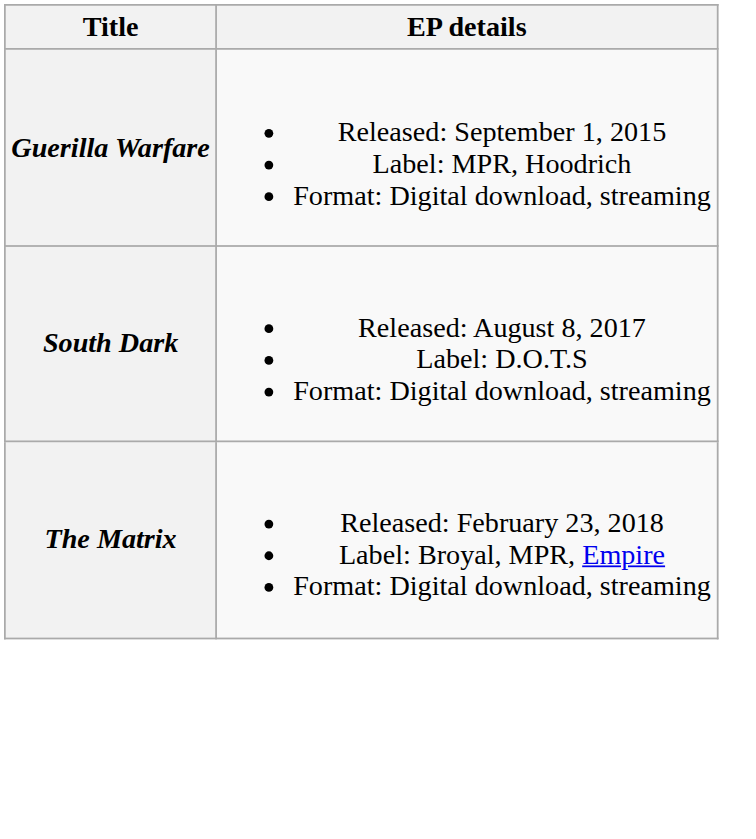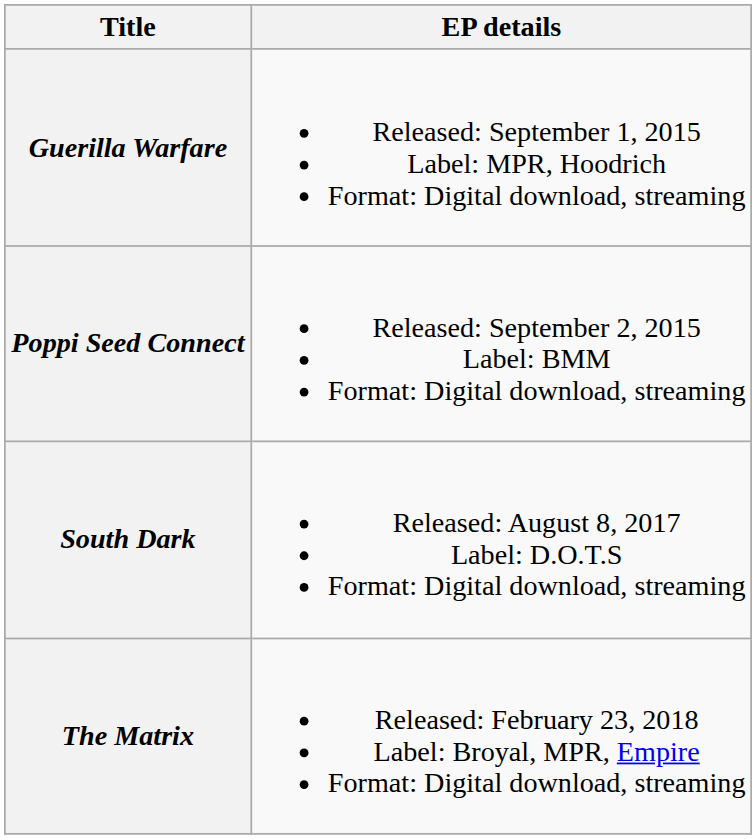+ row: (128, 343)
